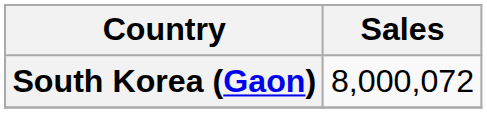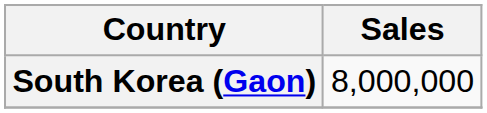(403, 81) 8,000,072 -> (403, 81) 8,000,000
